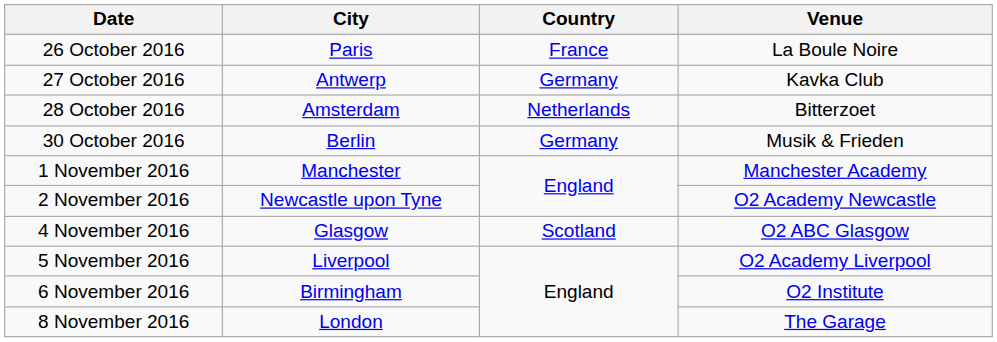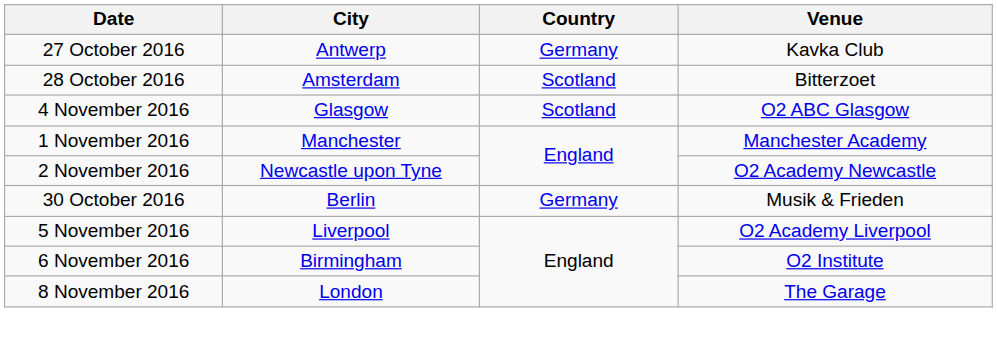- row: (114, 49)
(579, 110) Netherlands -> (579, 79) Scotland
rows swapped: (114, 140) <-> (114, 230)
